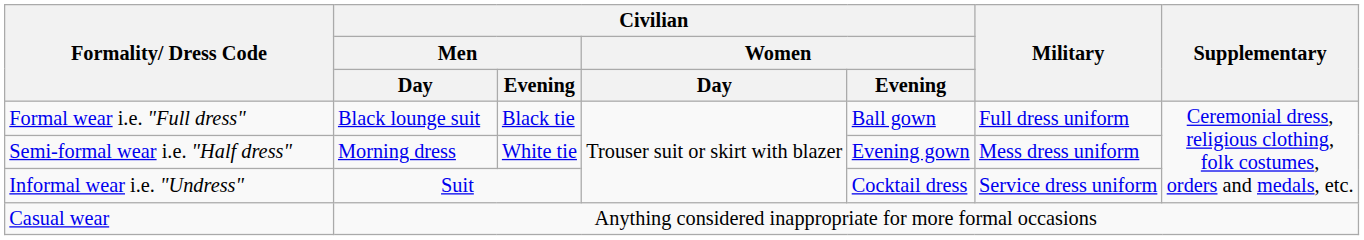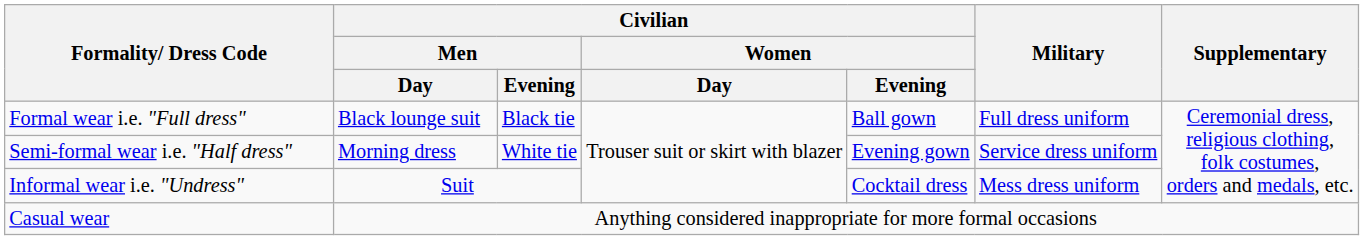(1059, 151) Mess dress uniform -> (1068, 151) Service dress uniform
(1068, 185) Service dress uniform -> (1059, 185) Mess dress uniform
